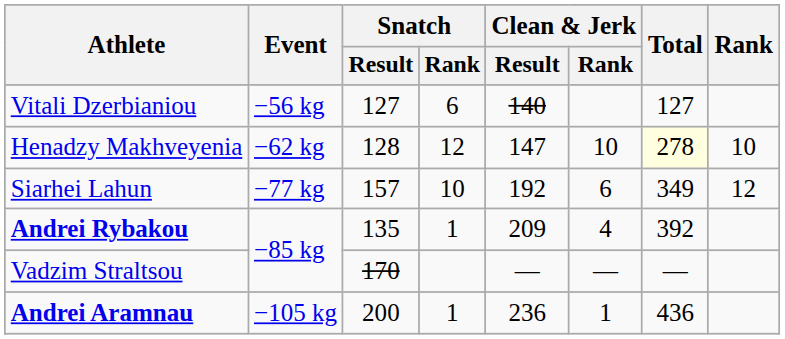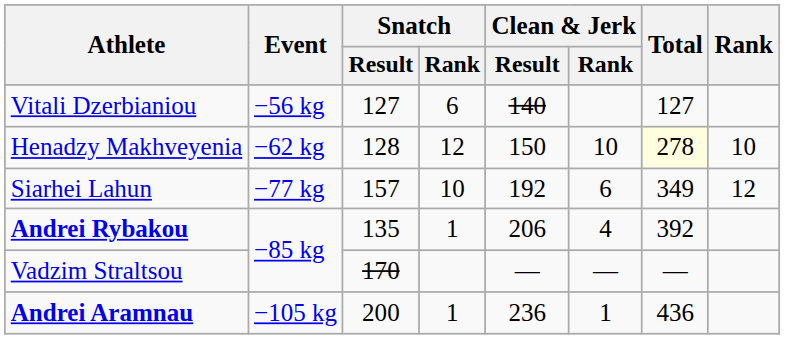(527, 147) 147 -> (527, 147) 150
(527, 229) 209 -> (527, 229) 206
